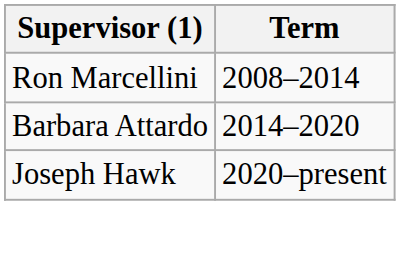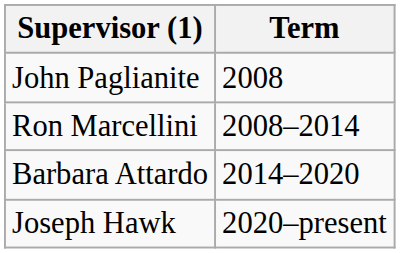+ row: (106, 77)
